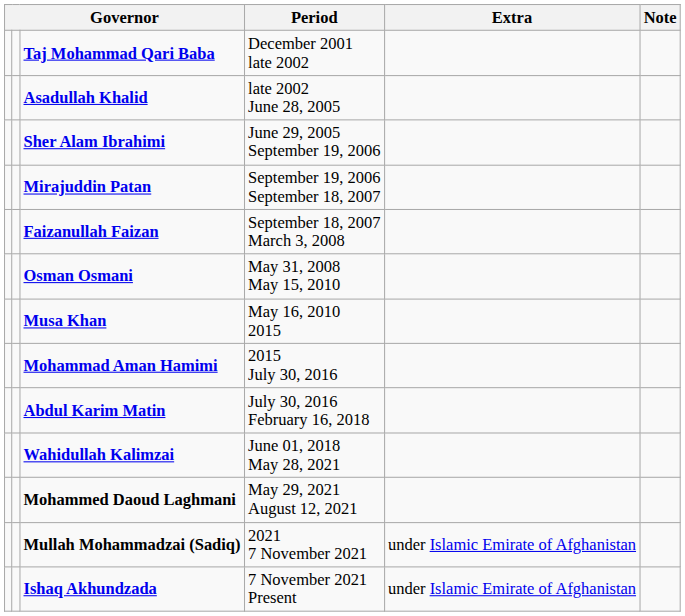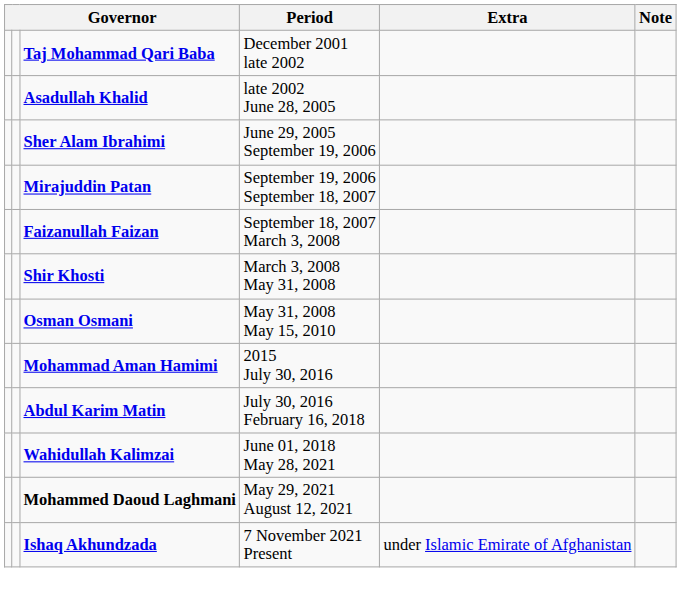+ row: (64, 276)
- row: (65, 321)
- row: (132, 544)
